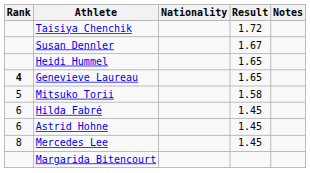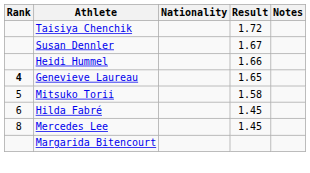(250, 61) 1.65 -> (250, 61) 1.66
- row: (72, 127)
